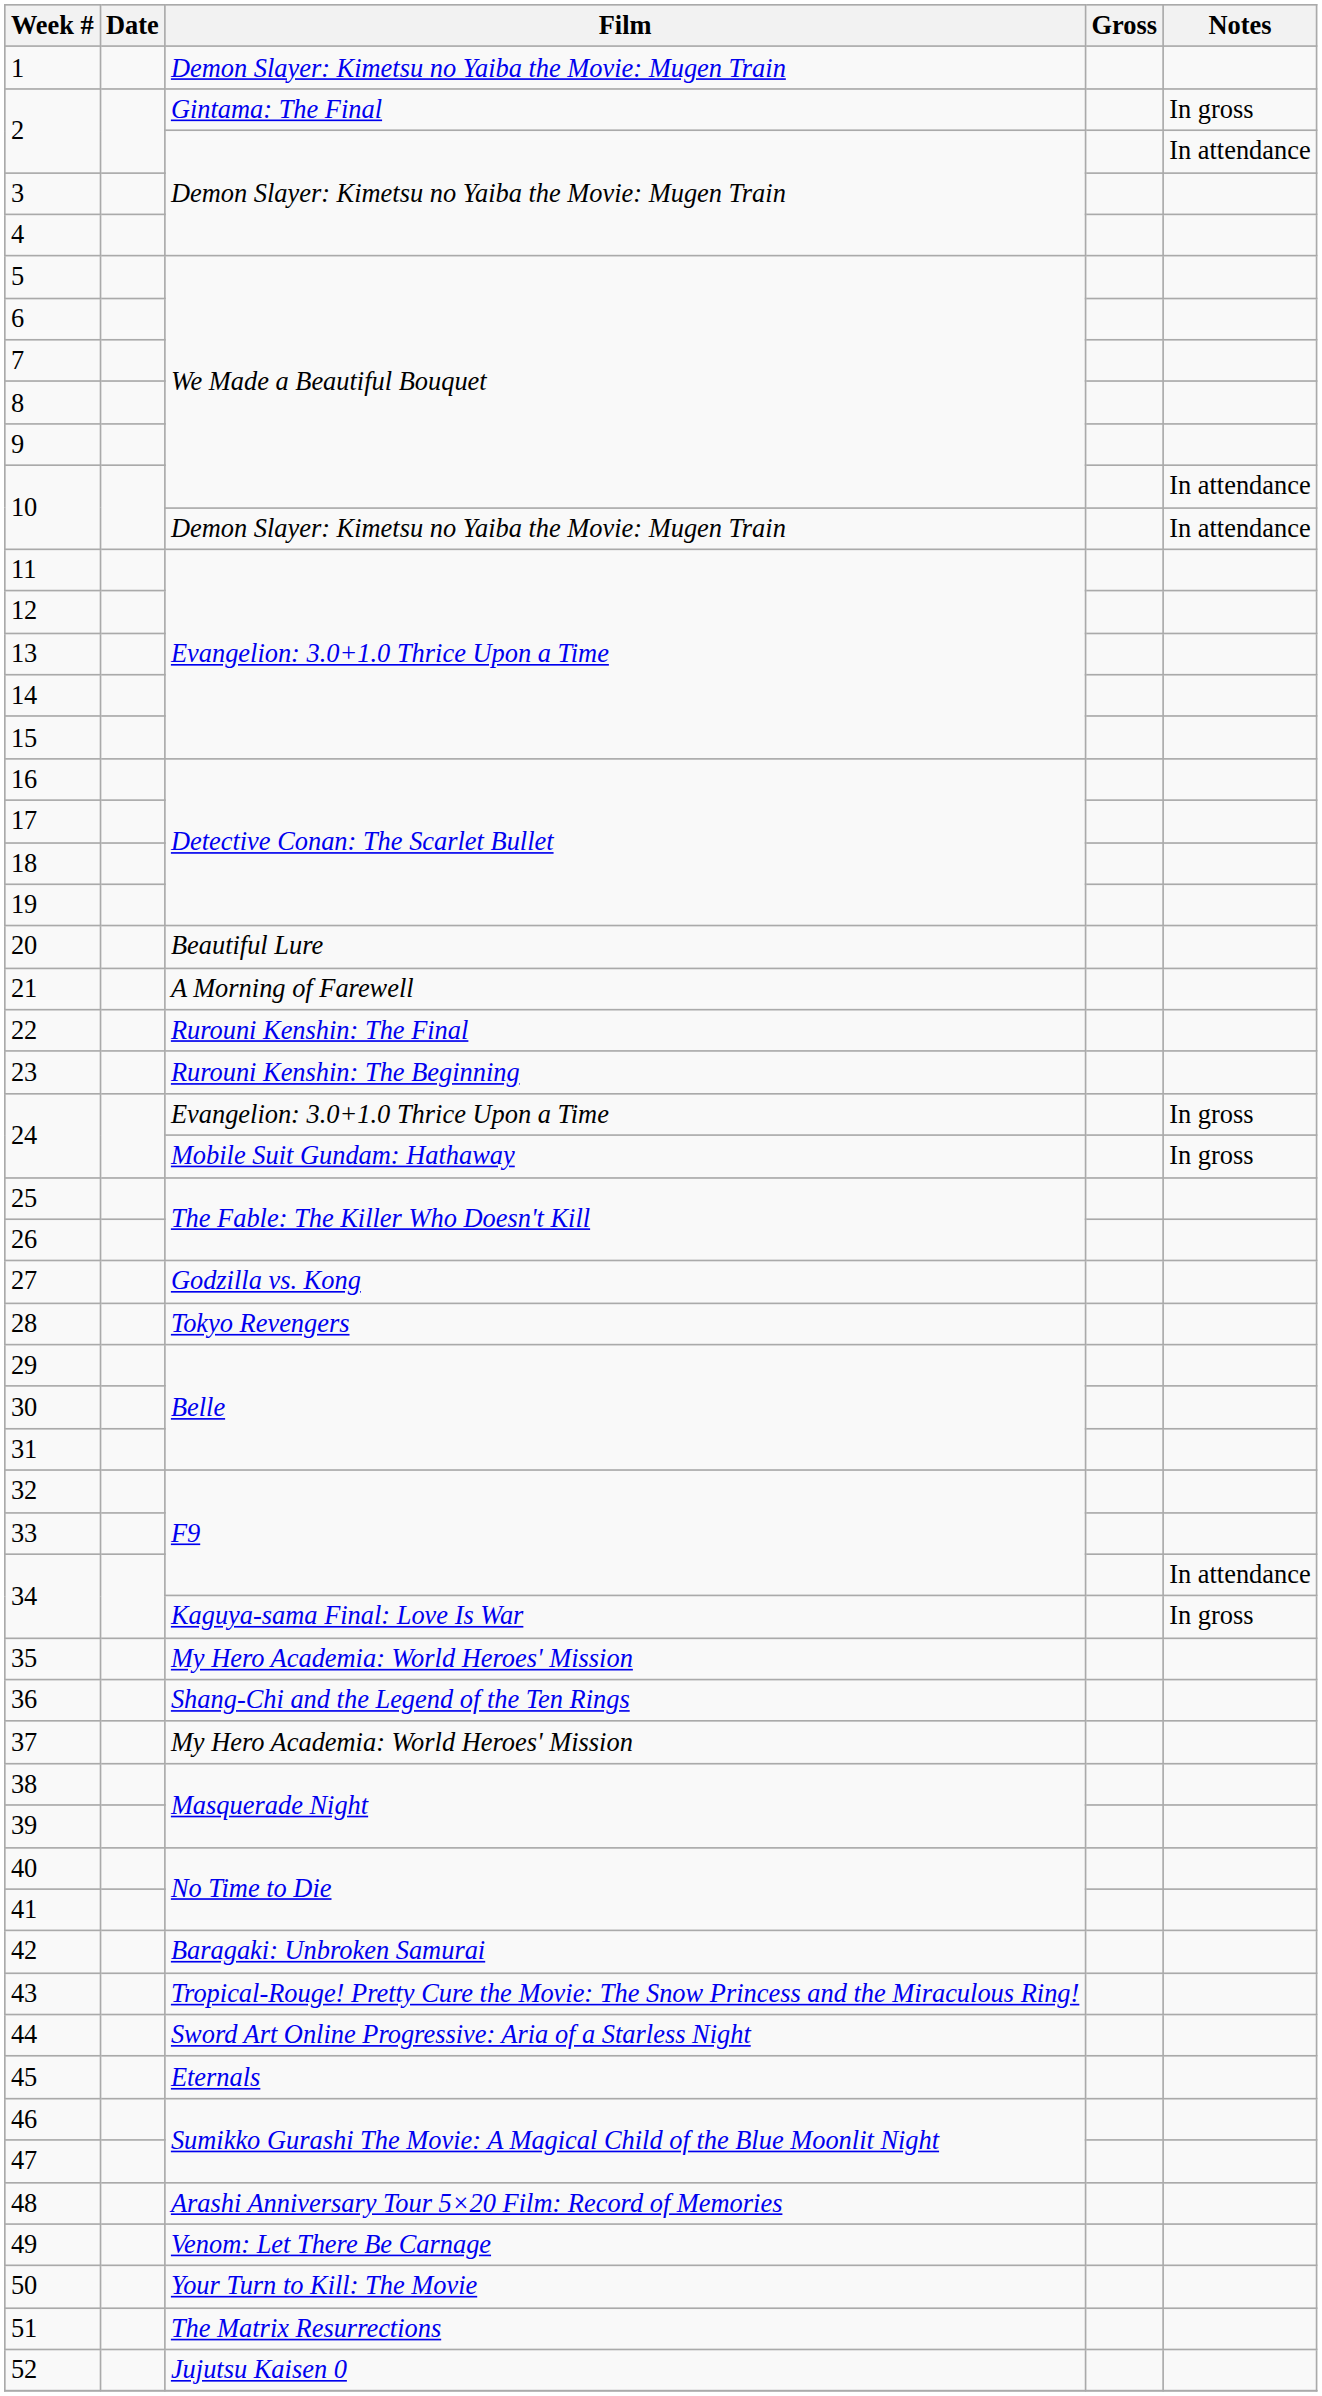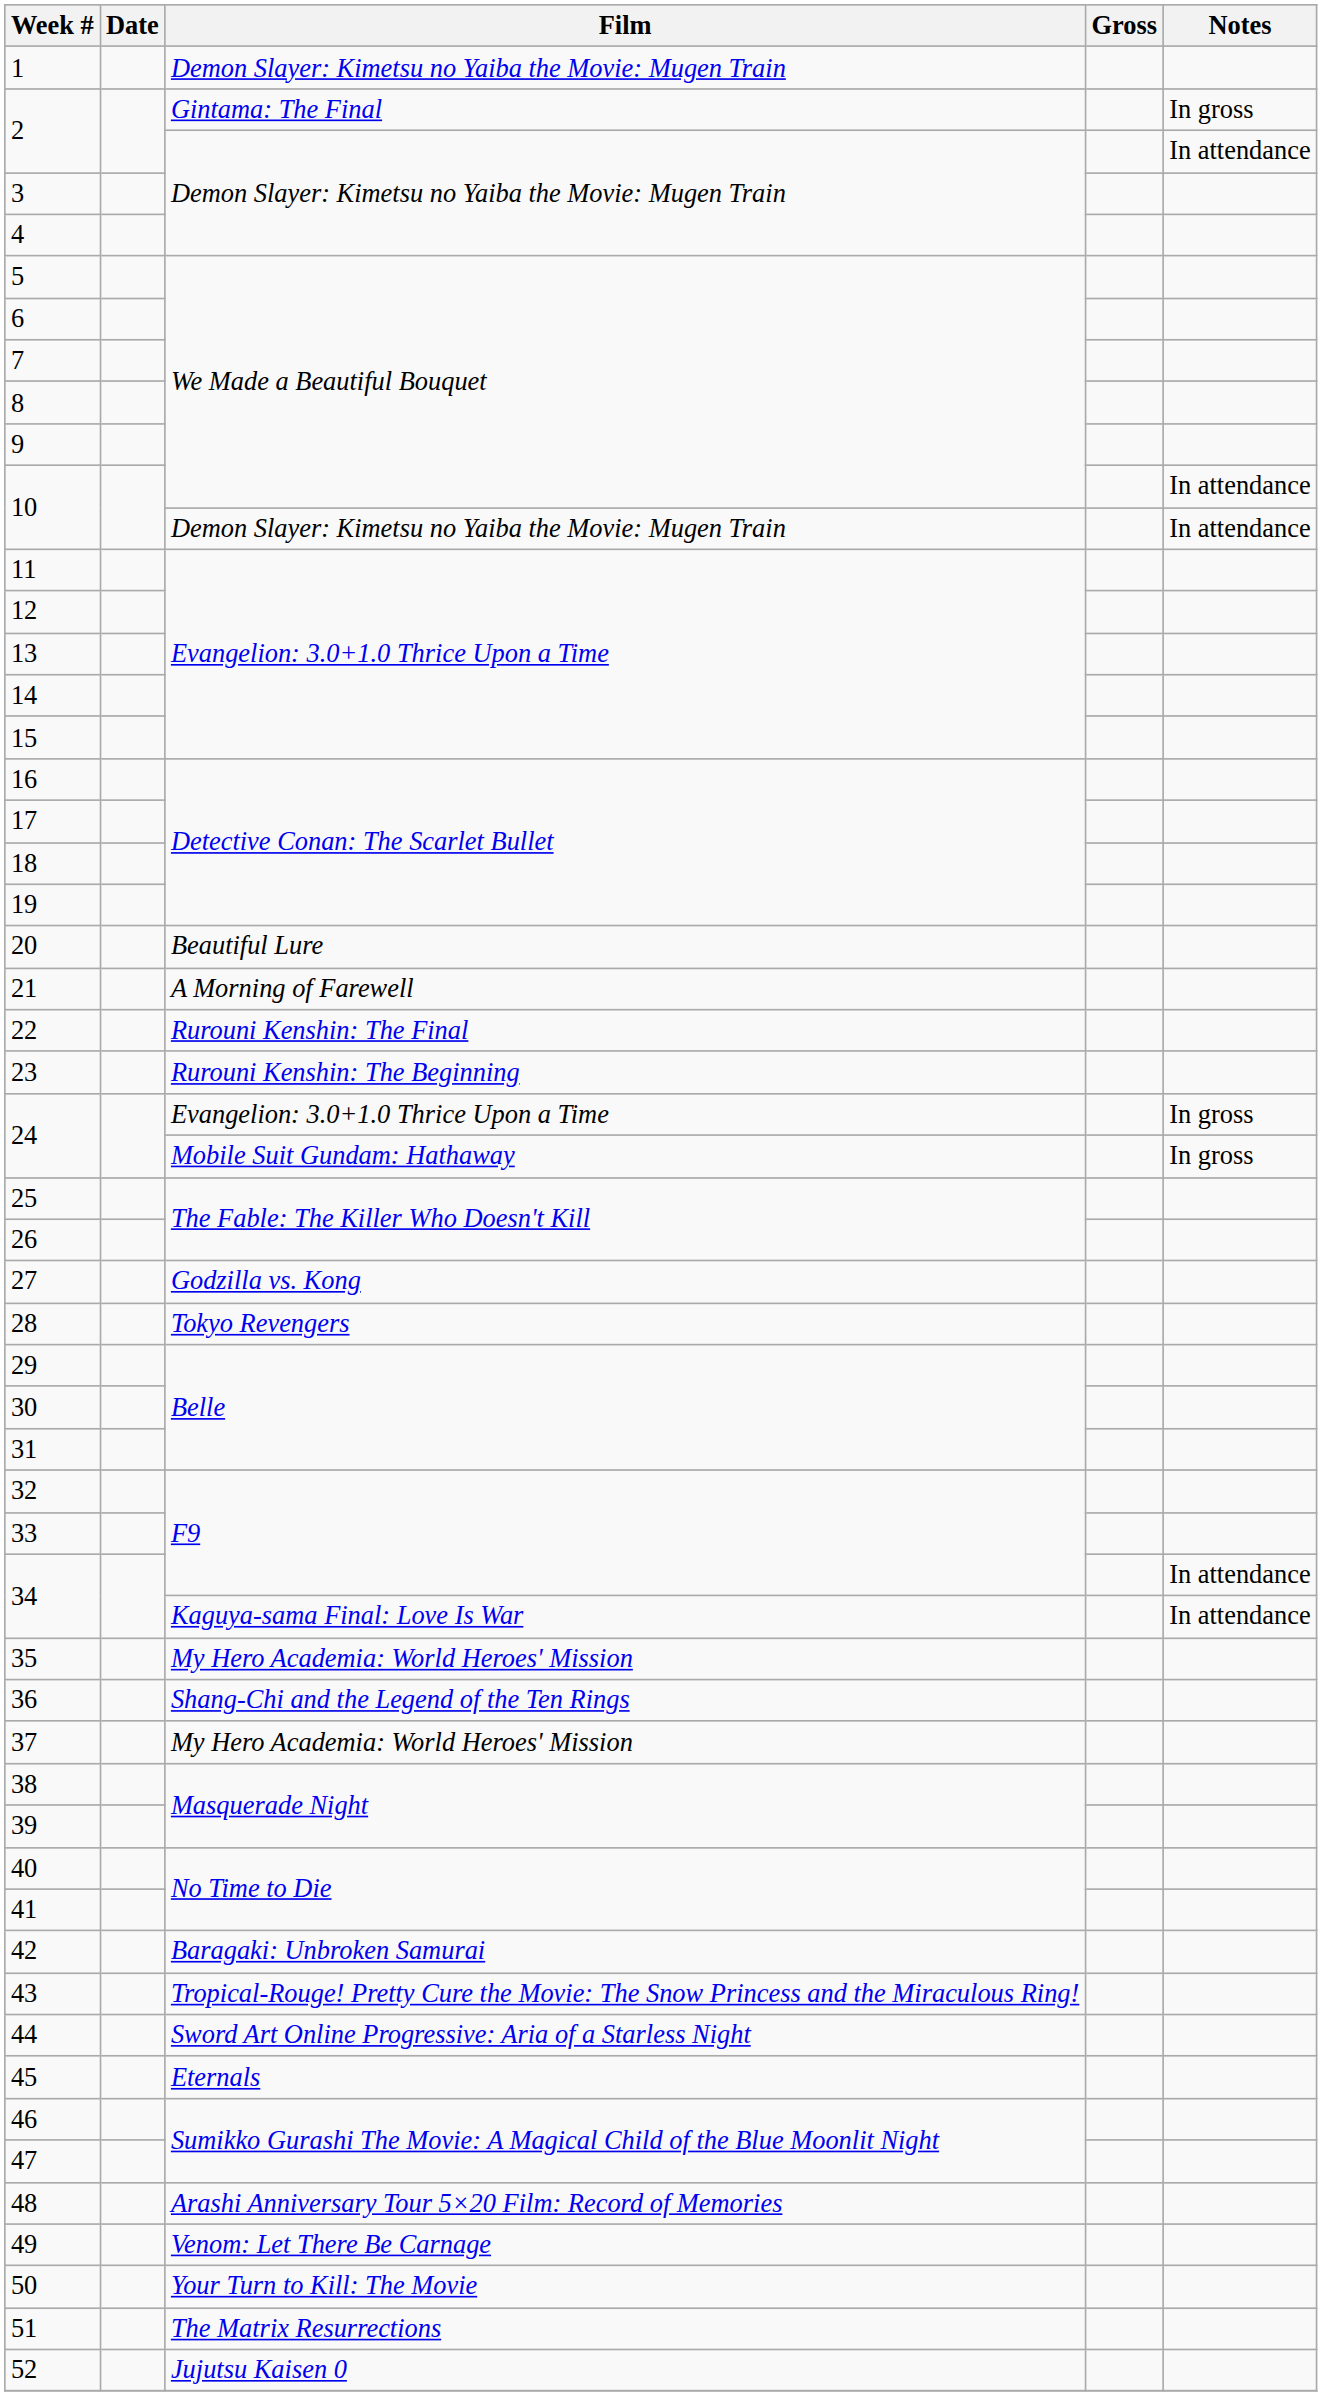(1211, 1616) In gross -> (1240, 1616) In attendance
